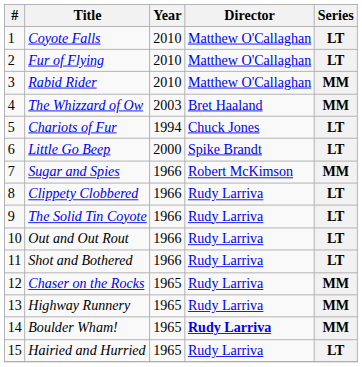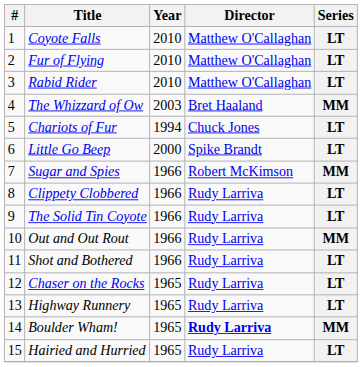(336, 82) MM -> (336, 82) LT
(336, 238) LT -> (336, 238) MM
(336, 283) MM -> (336, 283) LT
(336, 305) MM -> (336, 305) LT
